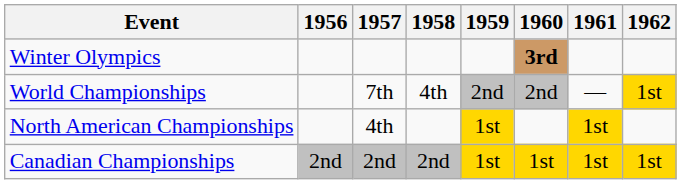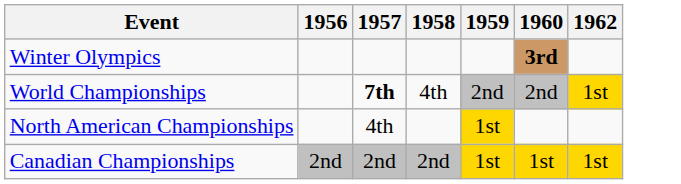- column: (595, 21)
(379, 91) normal -> (379, 91) bold
